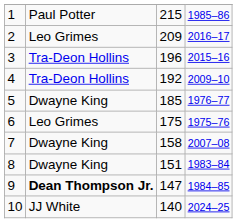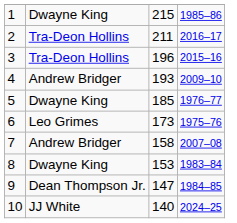(62, 15) Paul Potter -> (68, 15) Dwayne King
(63, 36) Leo Grimes -> (79, 36) Tra-Deon Hollins
(171, 36) 209 -> (163, 36) 211
(79, 79) Tra-Deon Hollins -> (75, 79) Andrew Bridger
(171, 79) 192 -> (163, 79) 193
(171, 121) 175 -> (163, 121) 173
(68, 143) Dwayne King -> (75, 143) Andrew Bridger
(171, 164) 151 -> (163, 164) 153
(91, 185) bold -> (87, 185) normal
